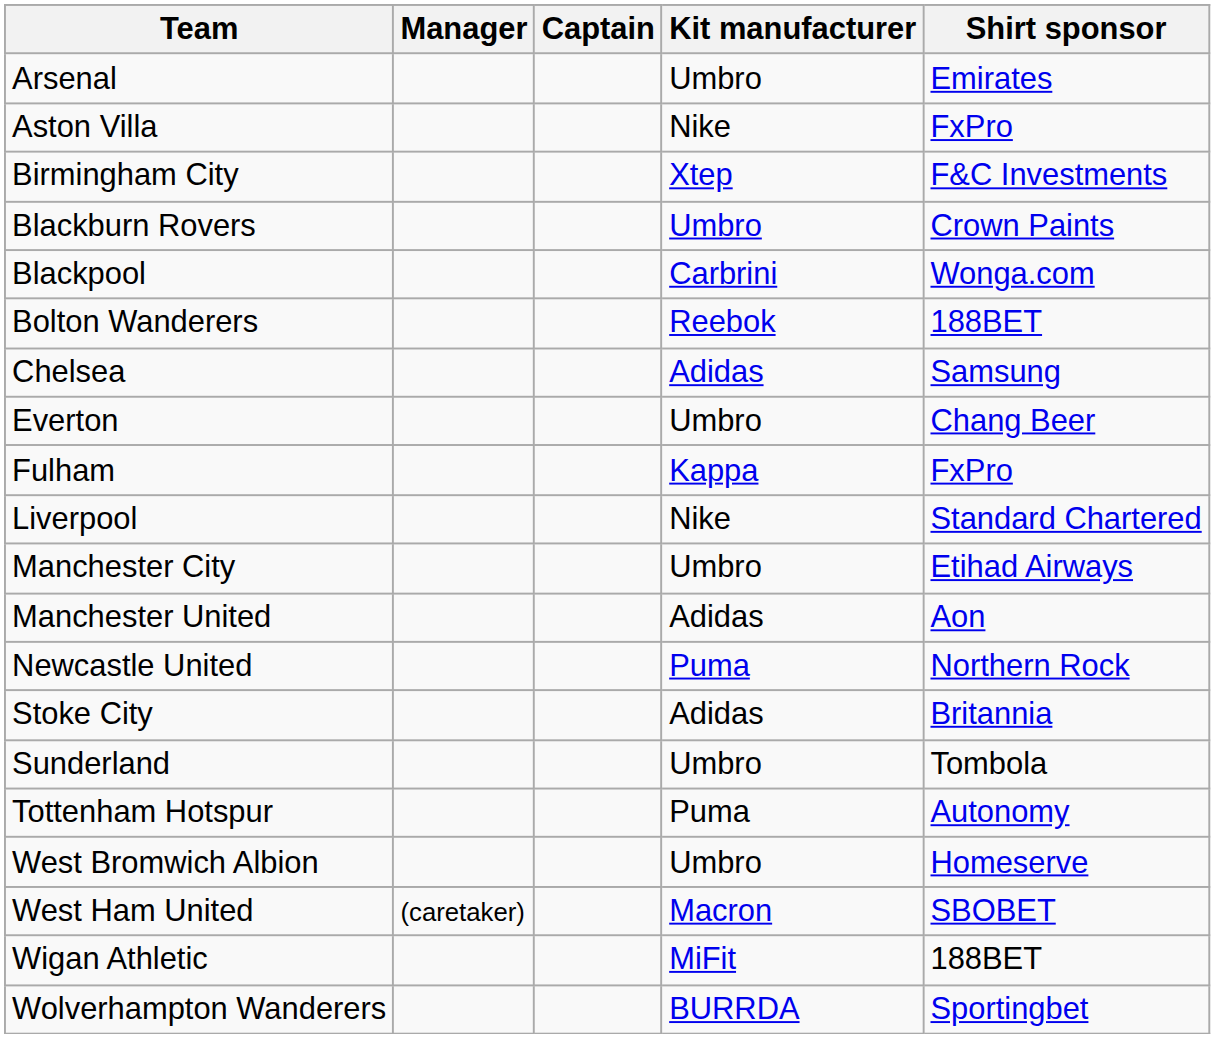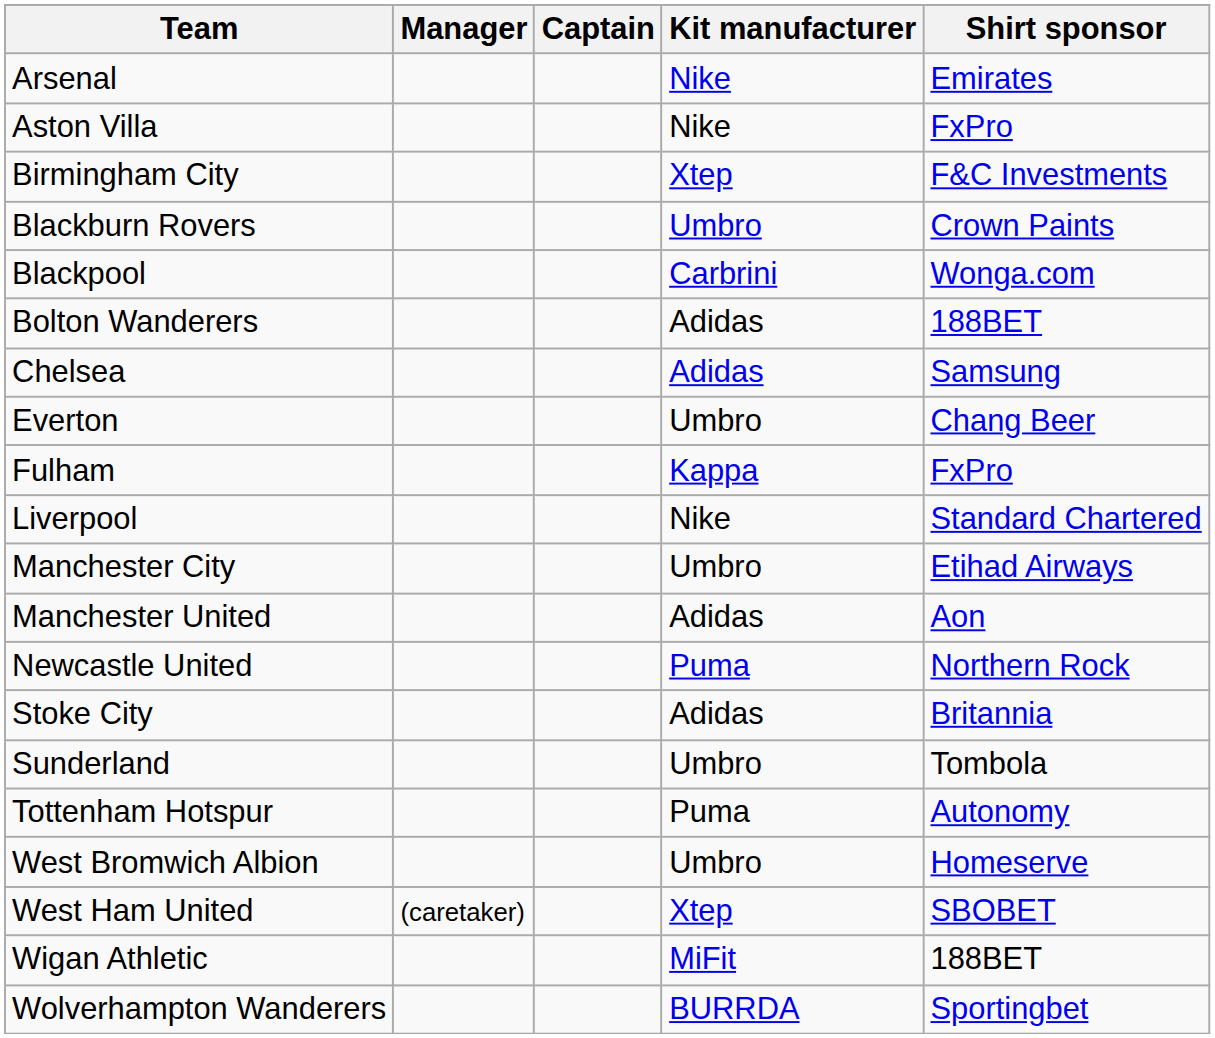(715, 77) Umbro -> (700, 77) Nike
(722, 322) Reebok -> (716, 322) Adidas
(721, 910) Macron -> (701, 910) Xtep
